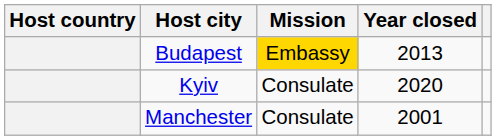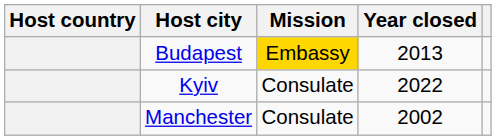(420, 85) 2020 -> (420, 85) 2022
(420, 118) 2001 -> (420, 118) 2002
